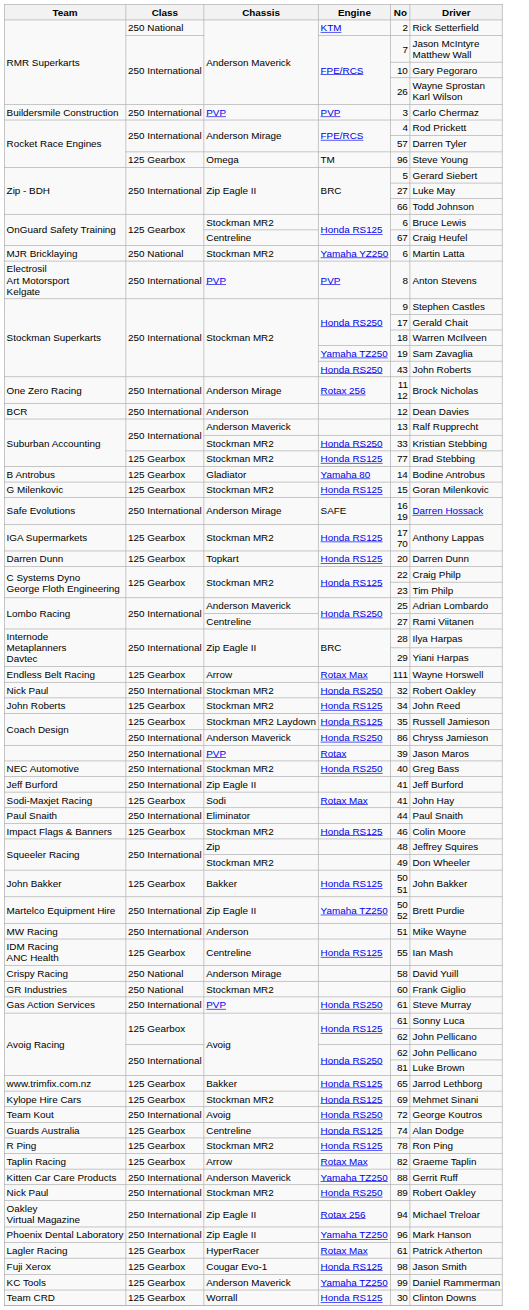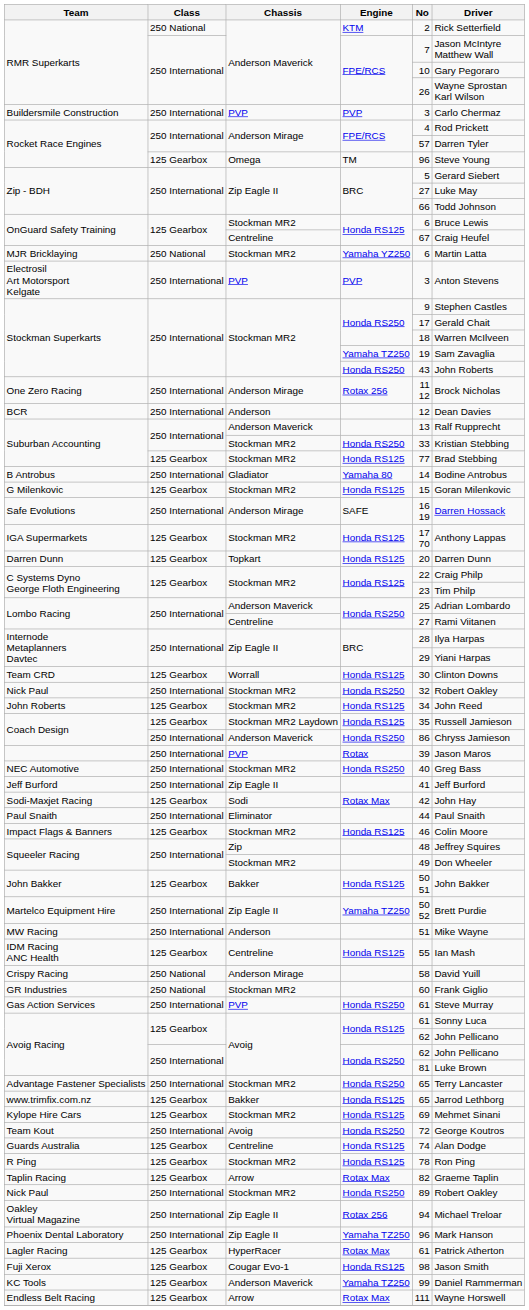(405, 280) 8 -> (427, 280) 3
(157, 474) 125 Gearbox -> (187, 474) 250 International
rows swapped: (31, 1298) <-> (51, 675)
(402, 800) 41 -> (424, 800) 42
+ row: (76, 1083)
- row: (61, 1177)
